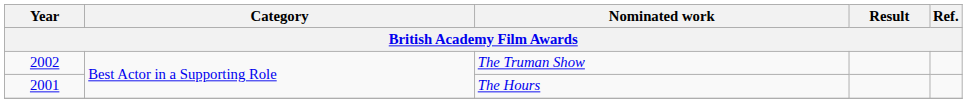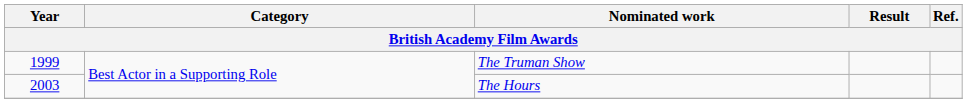(45, 62) 2002 -> (45, 62) 1999
(45, 86) 2001 -> (45, 86) 2003
